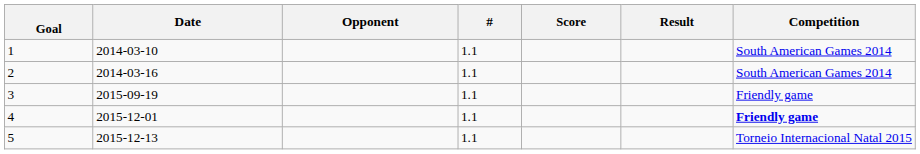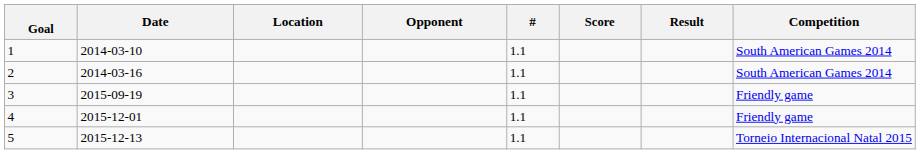+ column: (298, 22)
(777, 116) bold -> (774, 116) normal
